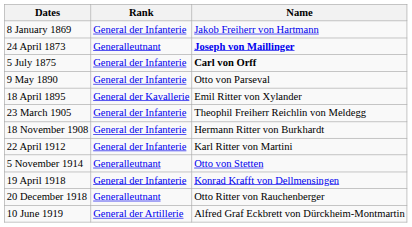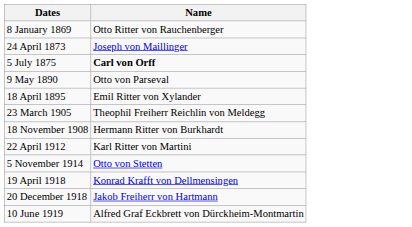- column: (141, 12)
(257, 29) Jakob Freiherr von Hartmann -> (158, 29) Otto Ritter von Rauchenberger
(244, 46) bold -> (140, 46) normal
(259, 197) Otto Ritter von Rauchenberger -> (155, 197) Jakob Freiherr von Hartmann
